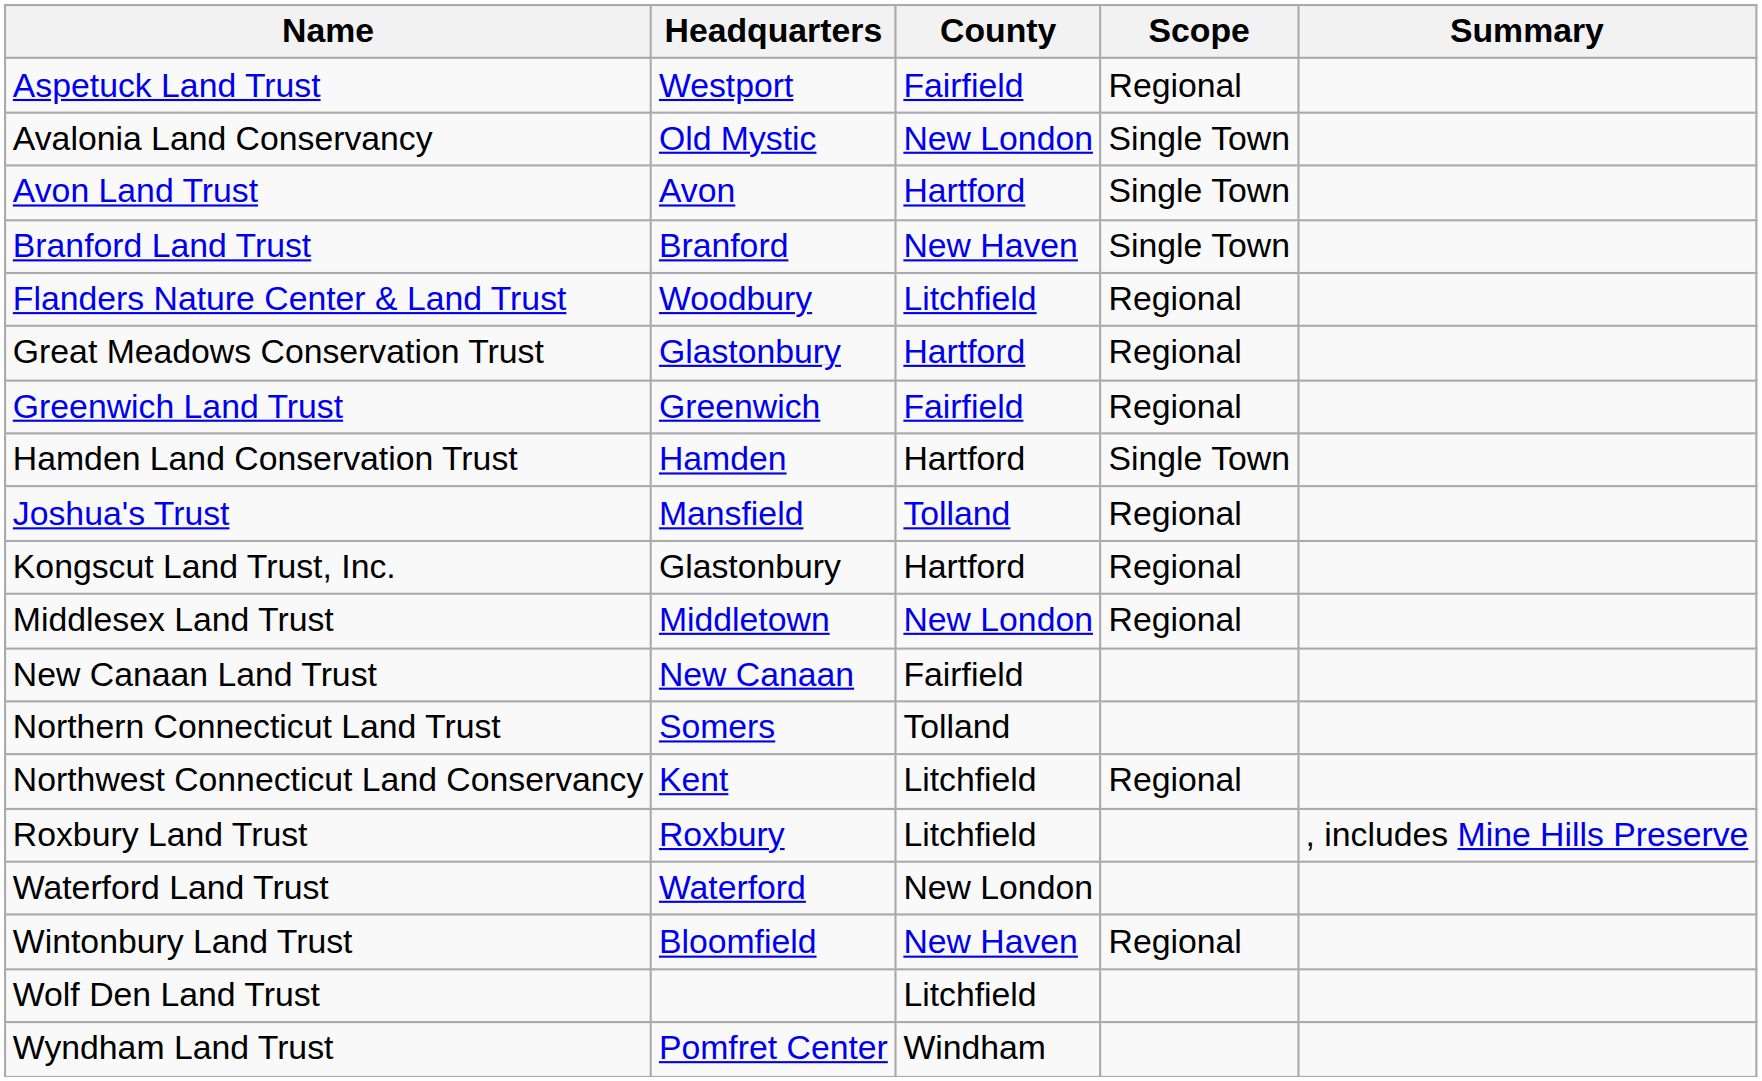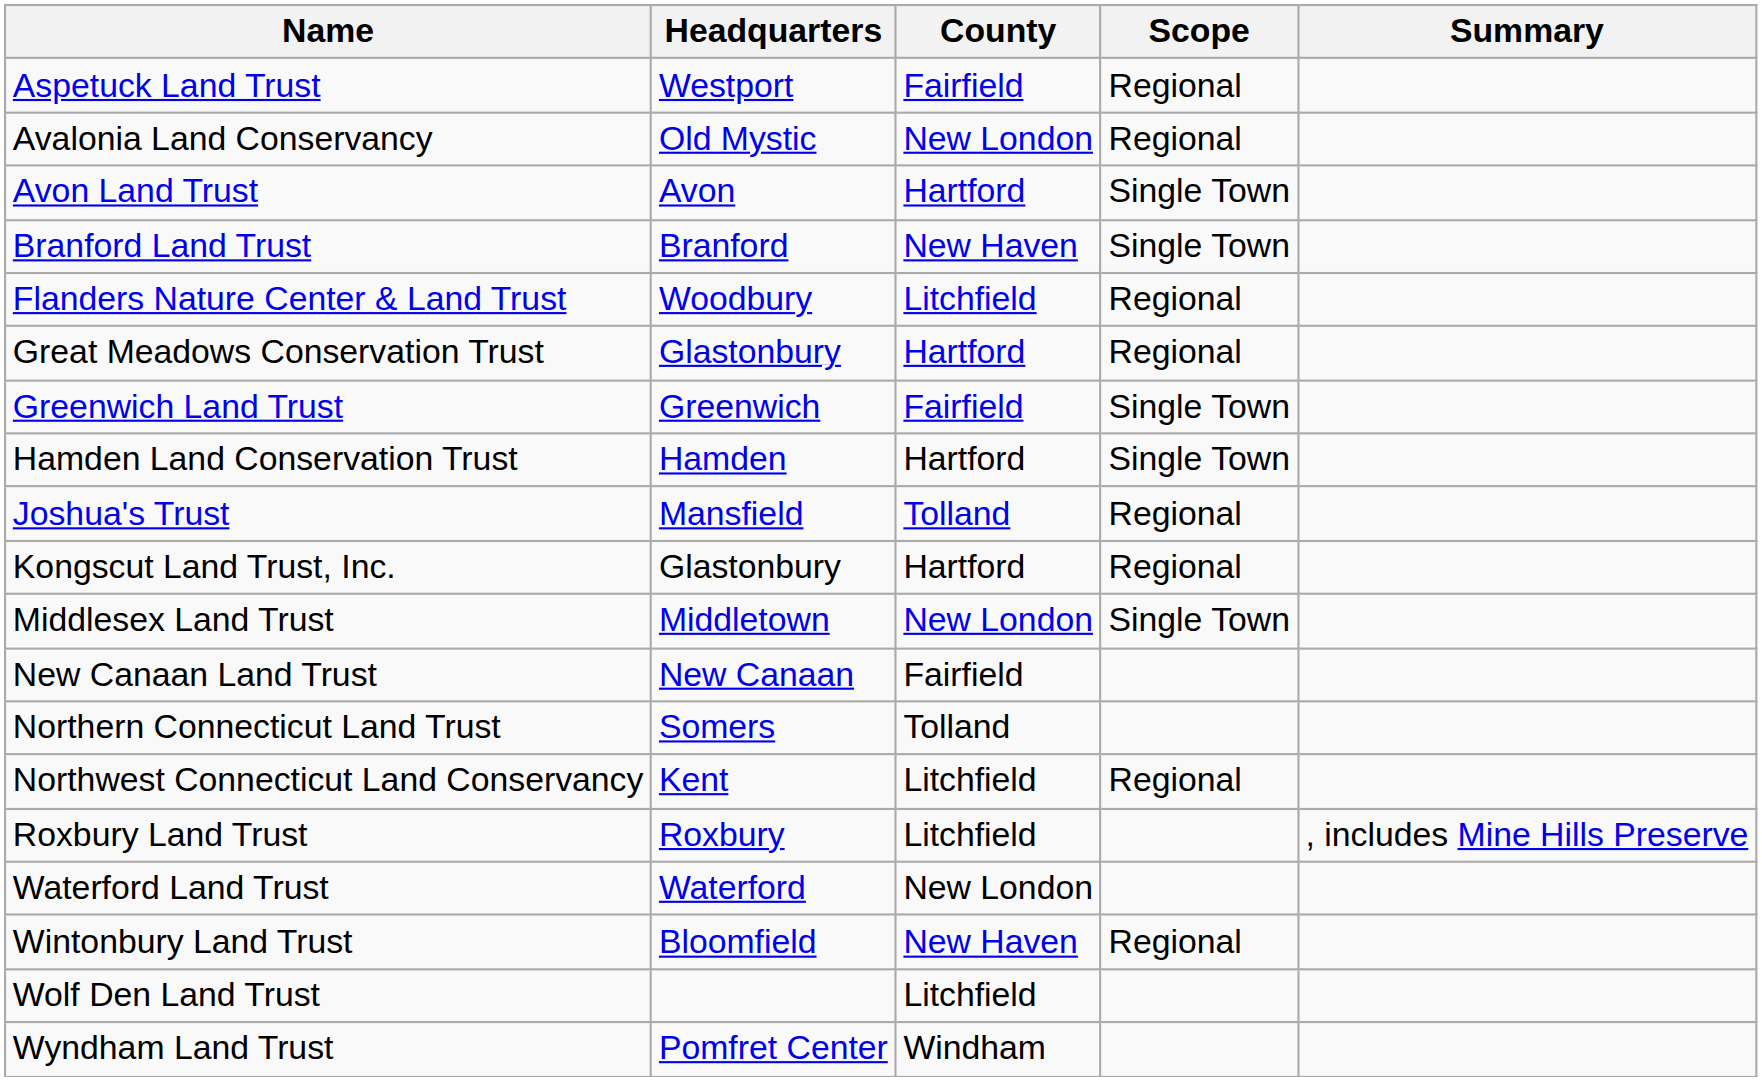(1199, 138) Single Town -> (1175, 138) Regional
(1175, 406) Regional -> (1199, 406) Single Town
(1175, 620) Regional -> (1199, 620) Single Town
